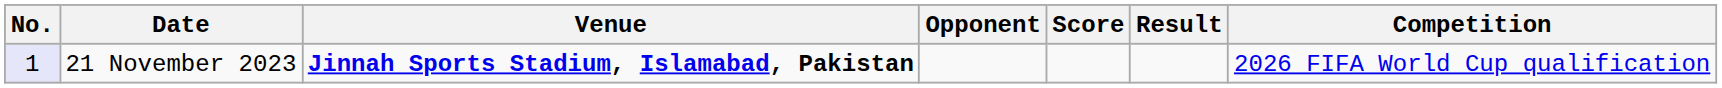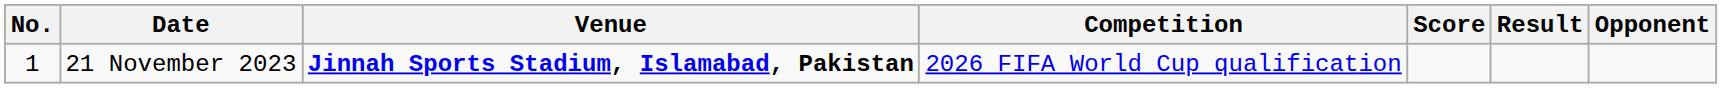columns swapped: (983, 25) <-> (1472, 25)
(32, 64) lavender background -> (32, 64) no background
